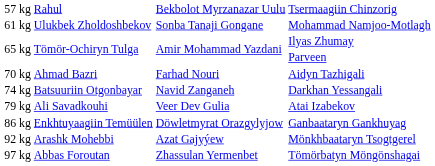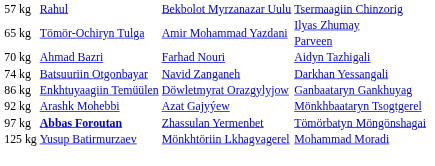- row: (359, 25)
- row: (322, 106)
(72, 155) normal -> (81, 122) bold
+ row: (342, 139)
